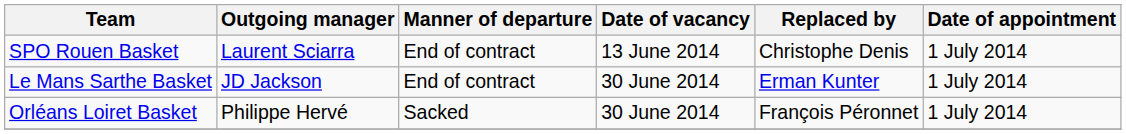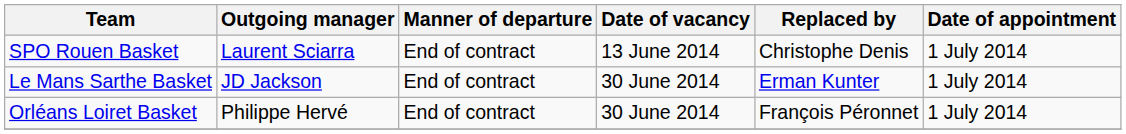(436, 112) Sacked -> (469, 112) End of contract
